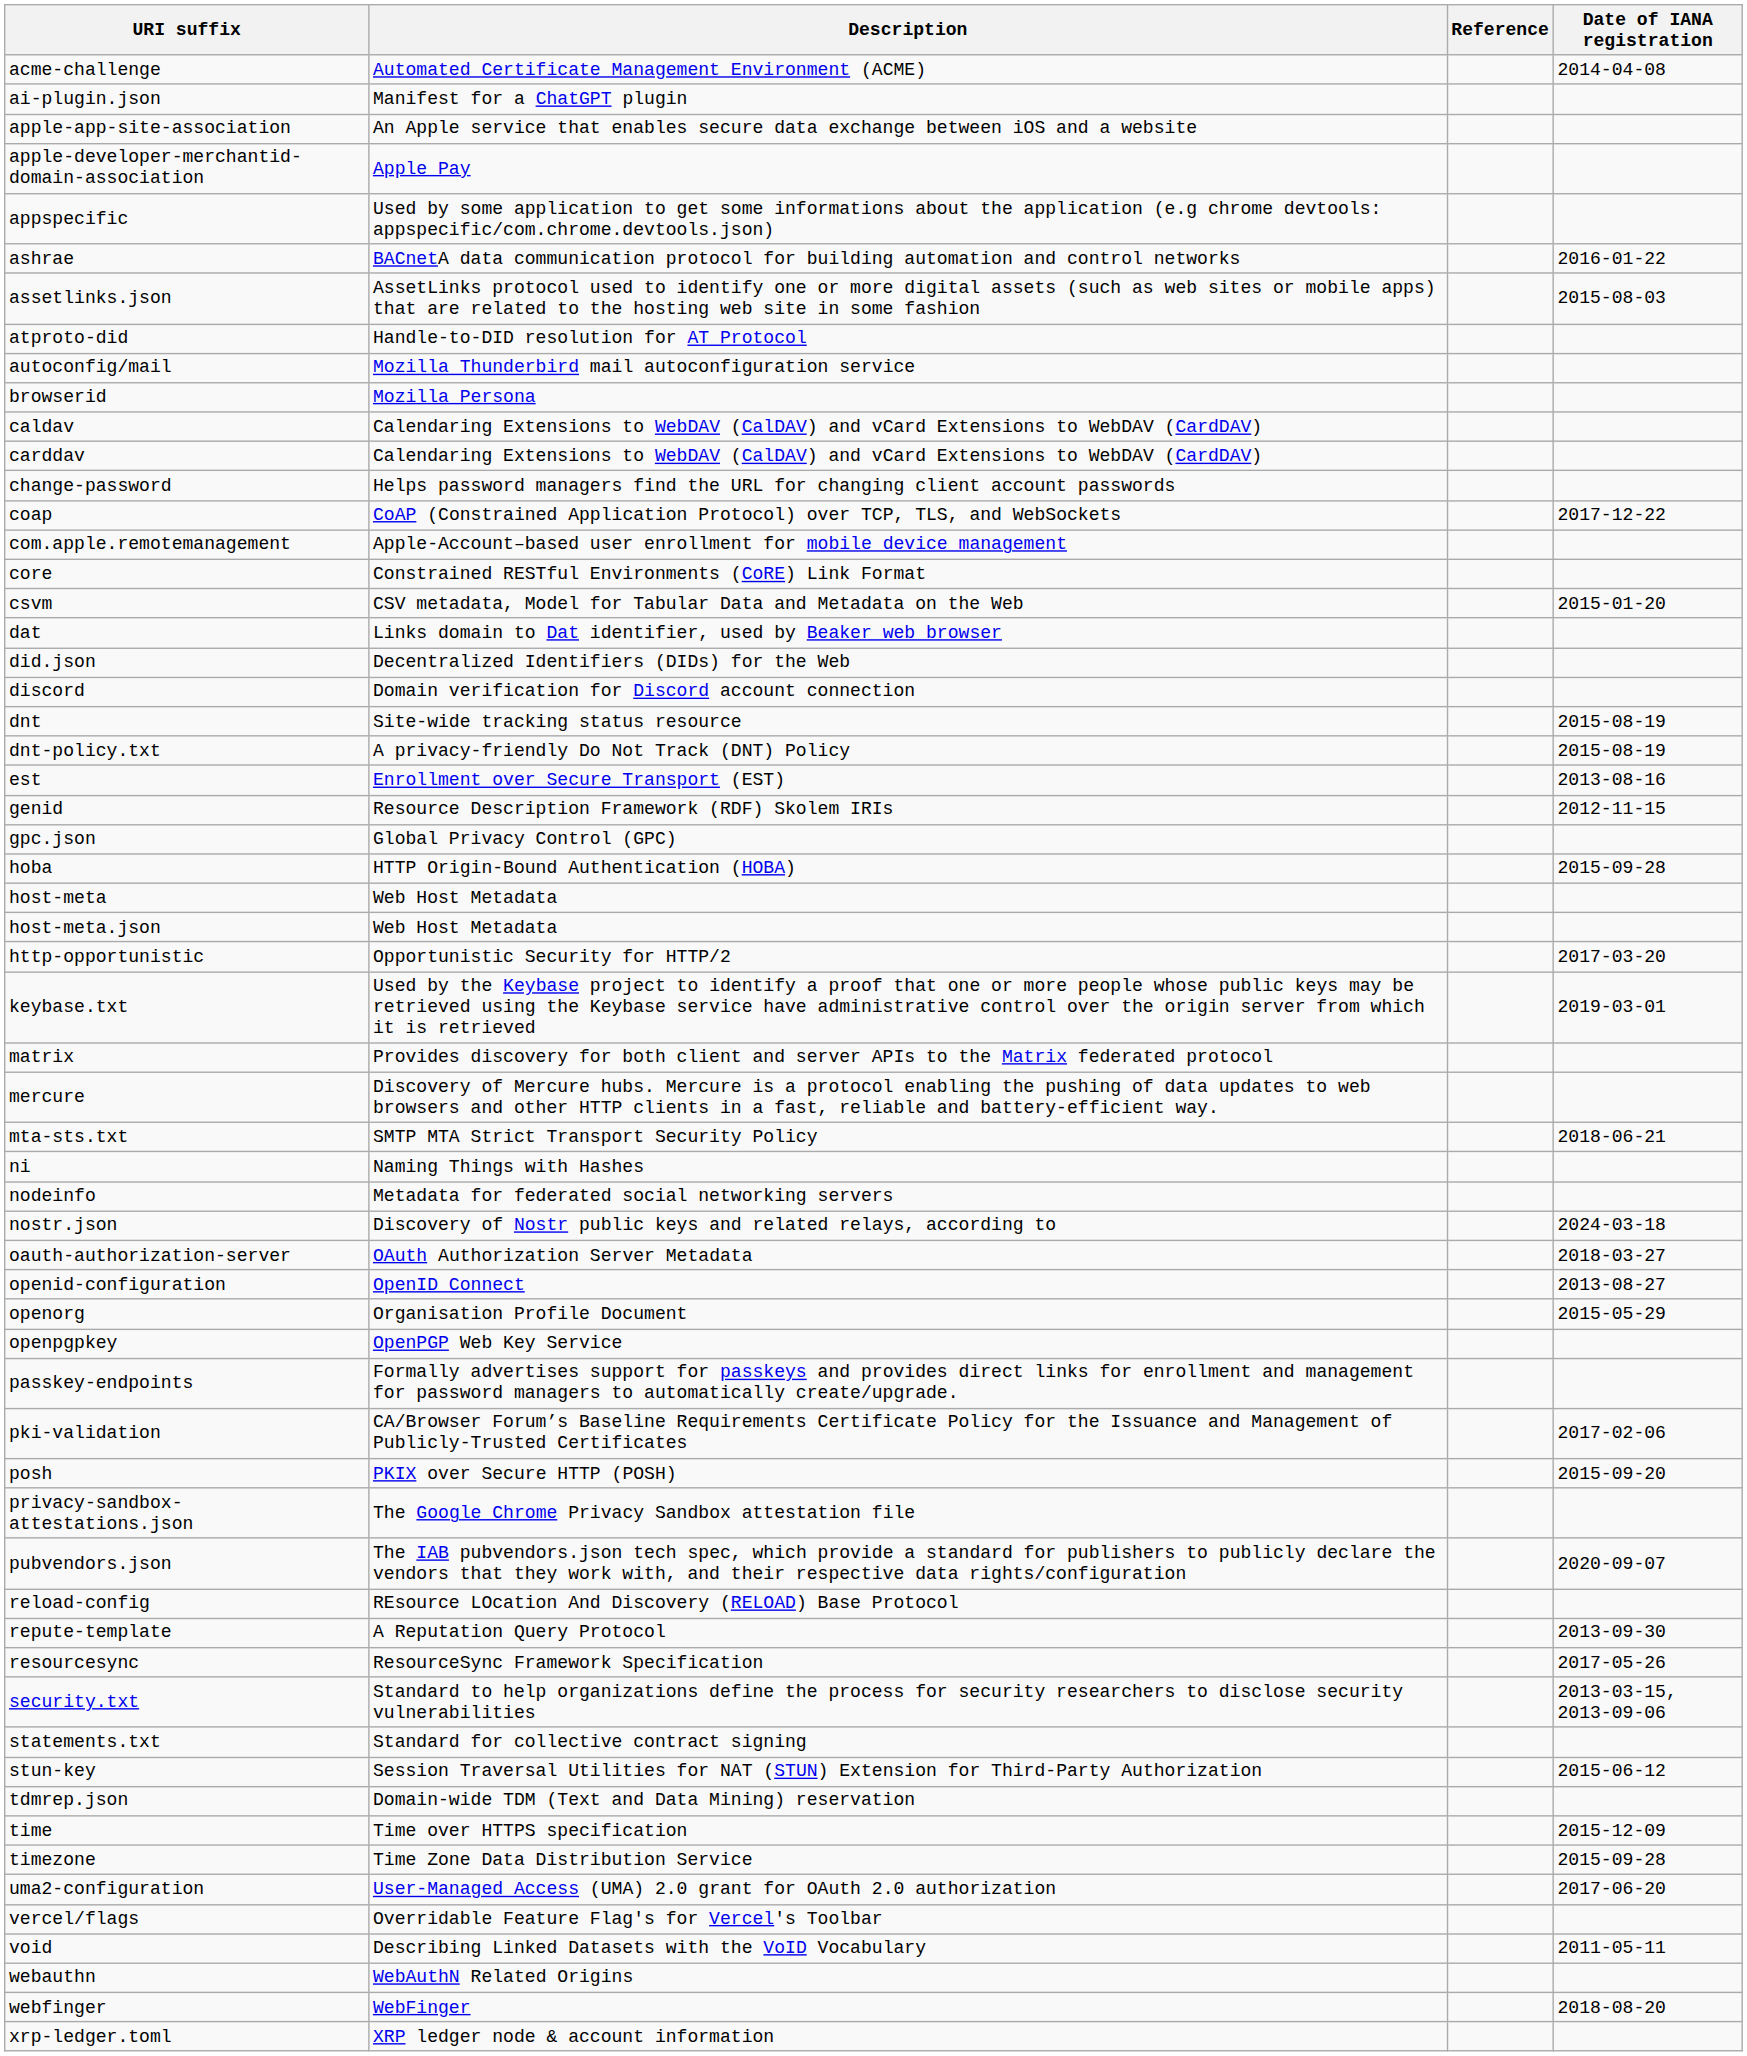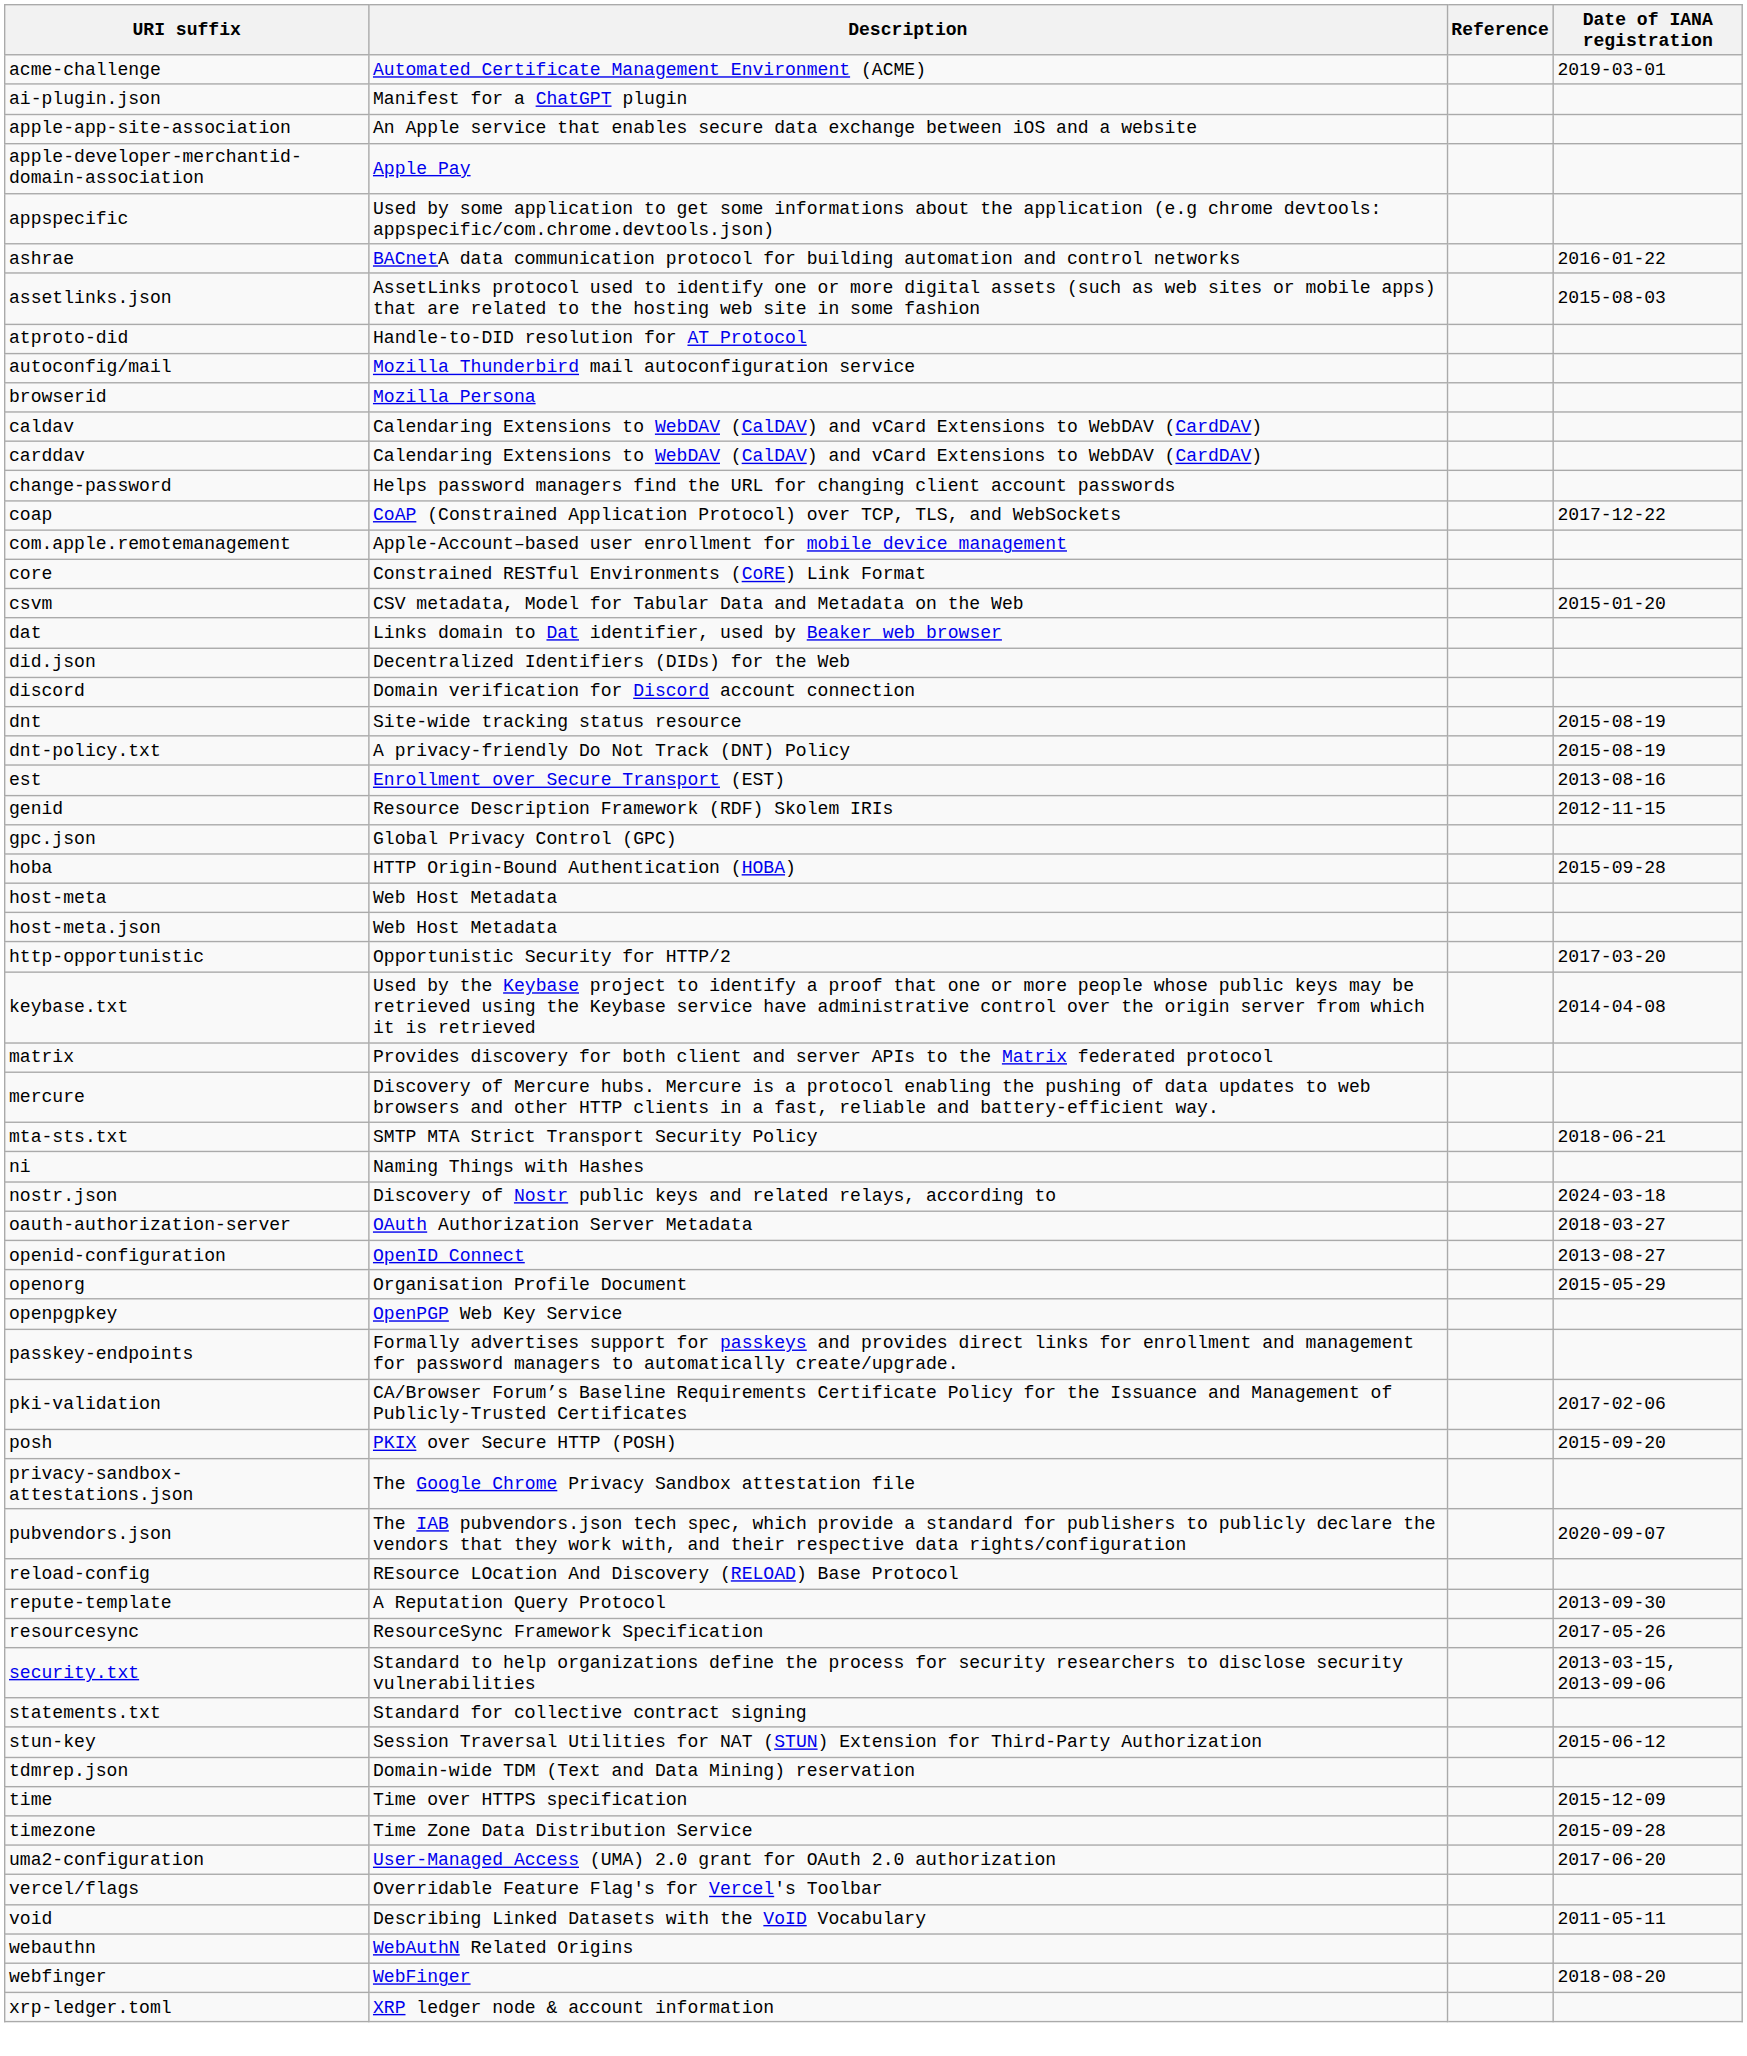(1612, 70) 2014-04-08 -> (1612, 70) 2019-03-01
(1612, 1007) 2019-03-01 -> (1612, 1007) 2014-04-08
- row: (52, 1196)
